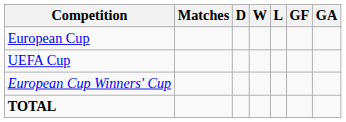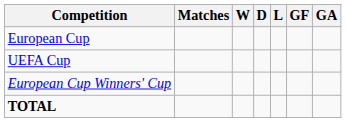columns swapped: (260, 15) <-> (241, 15)
